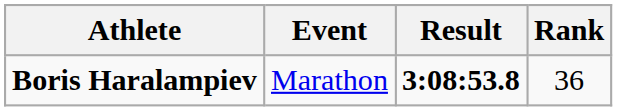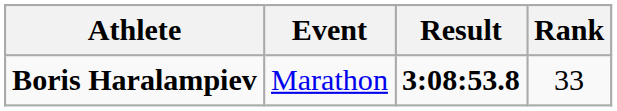(569, 79) 36 -> (569, 79) 33
